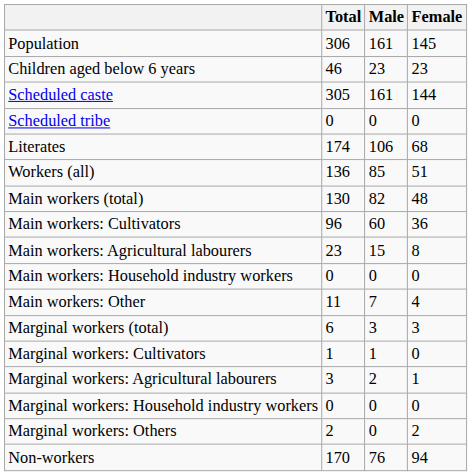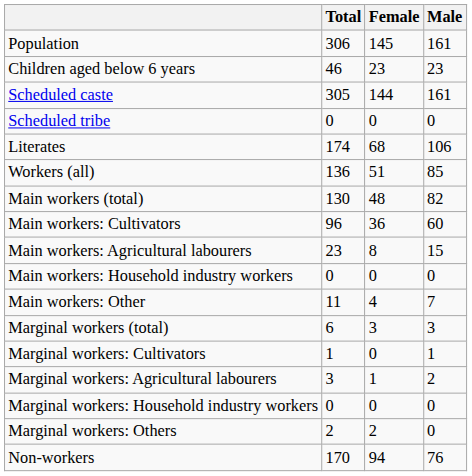columns swapped: (386, 17) <-> (437, 17)
